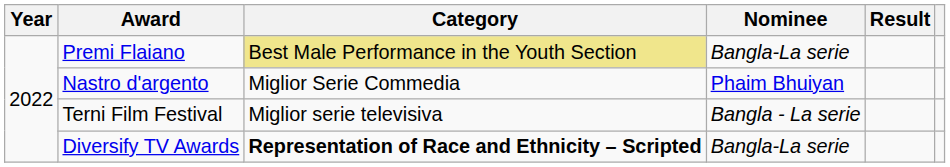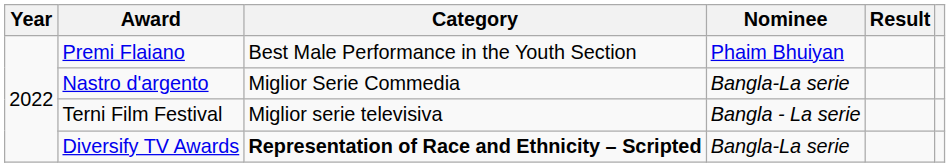(443, 51) khaki background -> (443, 51) no background
(780, 51) Bangla-La serie -> (777, 51) Phaim Bhuiyan
(777, 83) Phaim Bhuiyan -> (780, 83) Bangla-La serie
